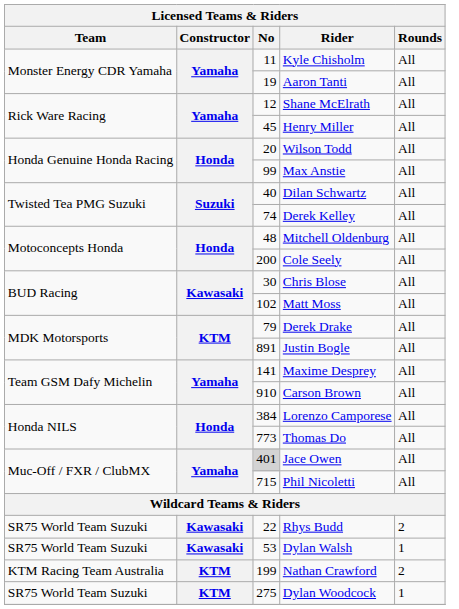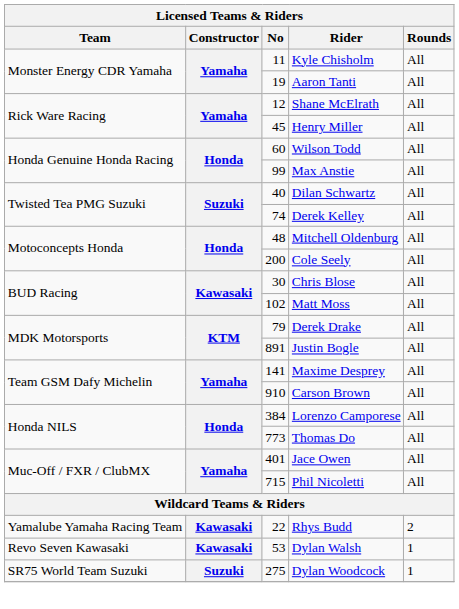(270, 148) 20 -> (279, 148) 60
(266, 459) lightgrey background -> (275, 459) no background
(78, 526) SR75 World Team Suzuki -> (95, 526) Yamalube Yamaha Racing Team
(78, 548) SR75 World Team Suzuki -> (68, 548) Revo Seven Kawasaki
- row: (330, 570)
(215, 592) KTM -> (224, 570) Suzuki
